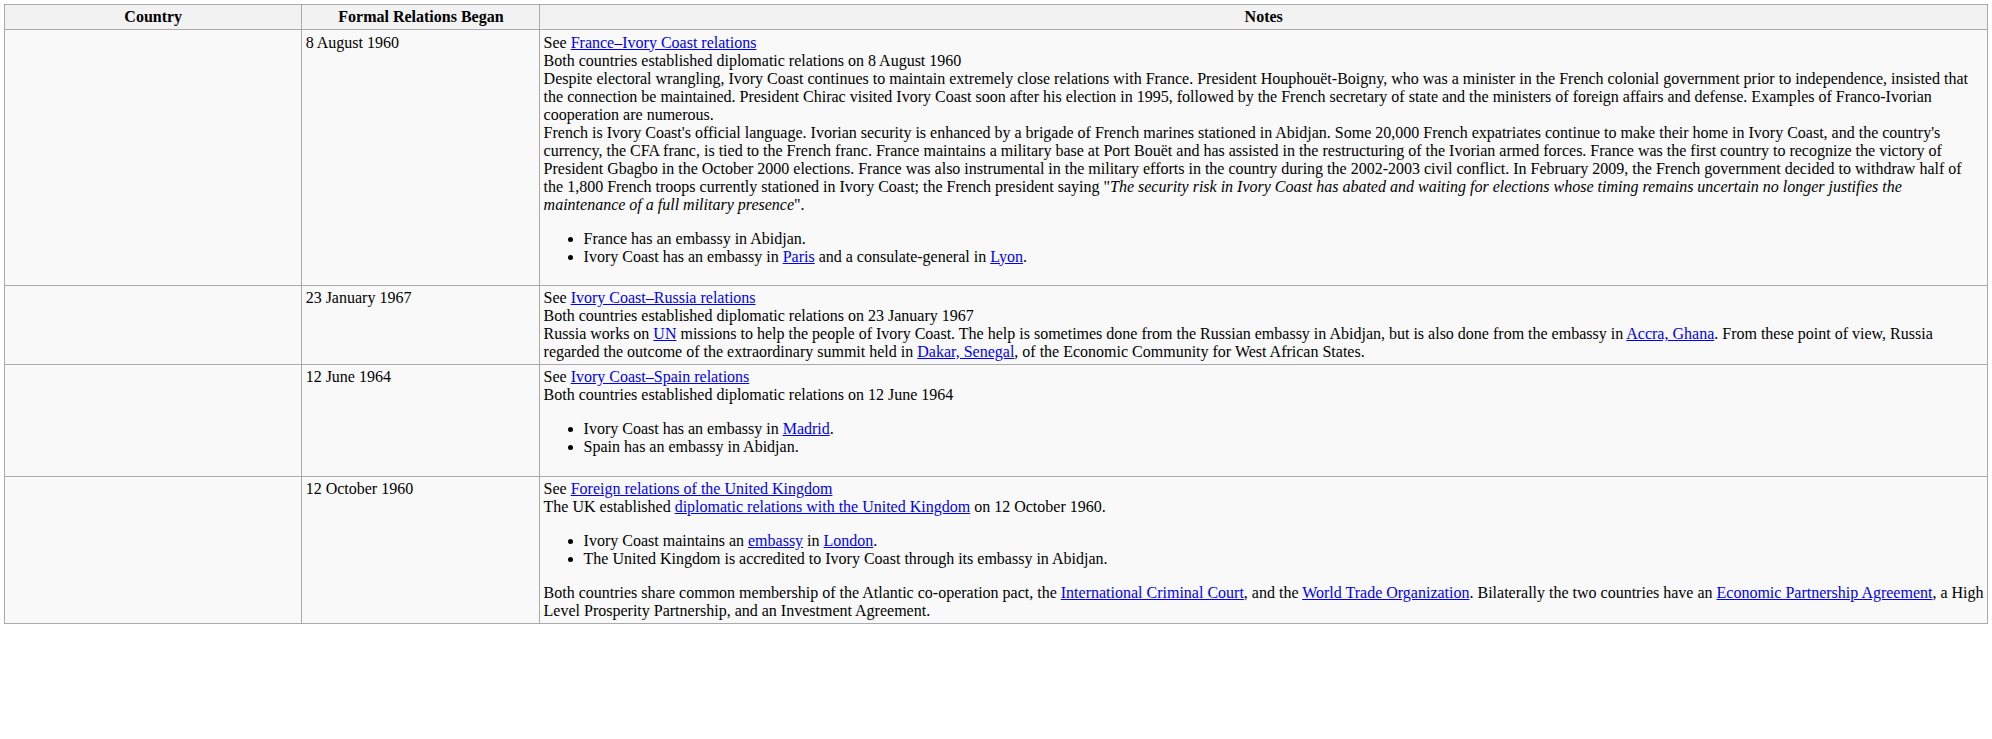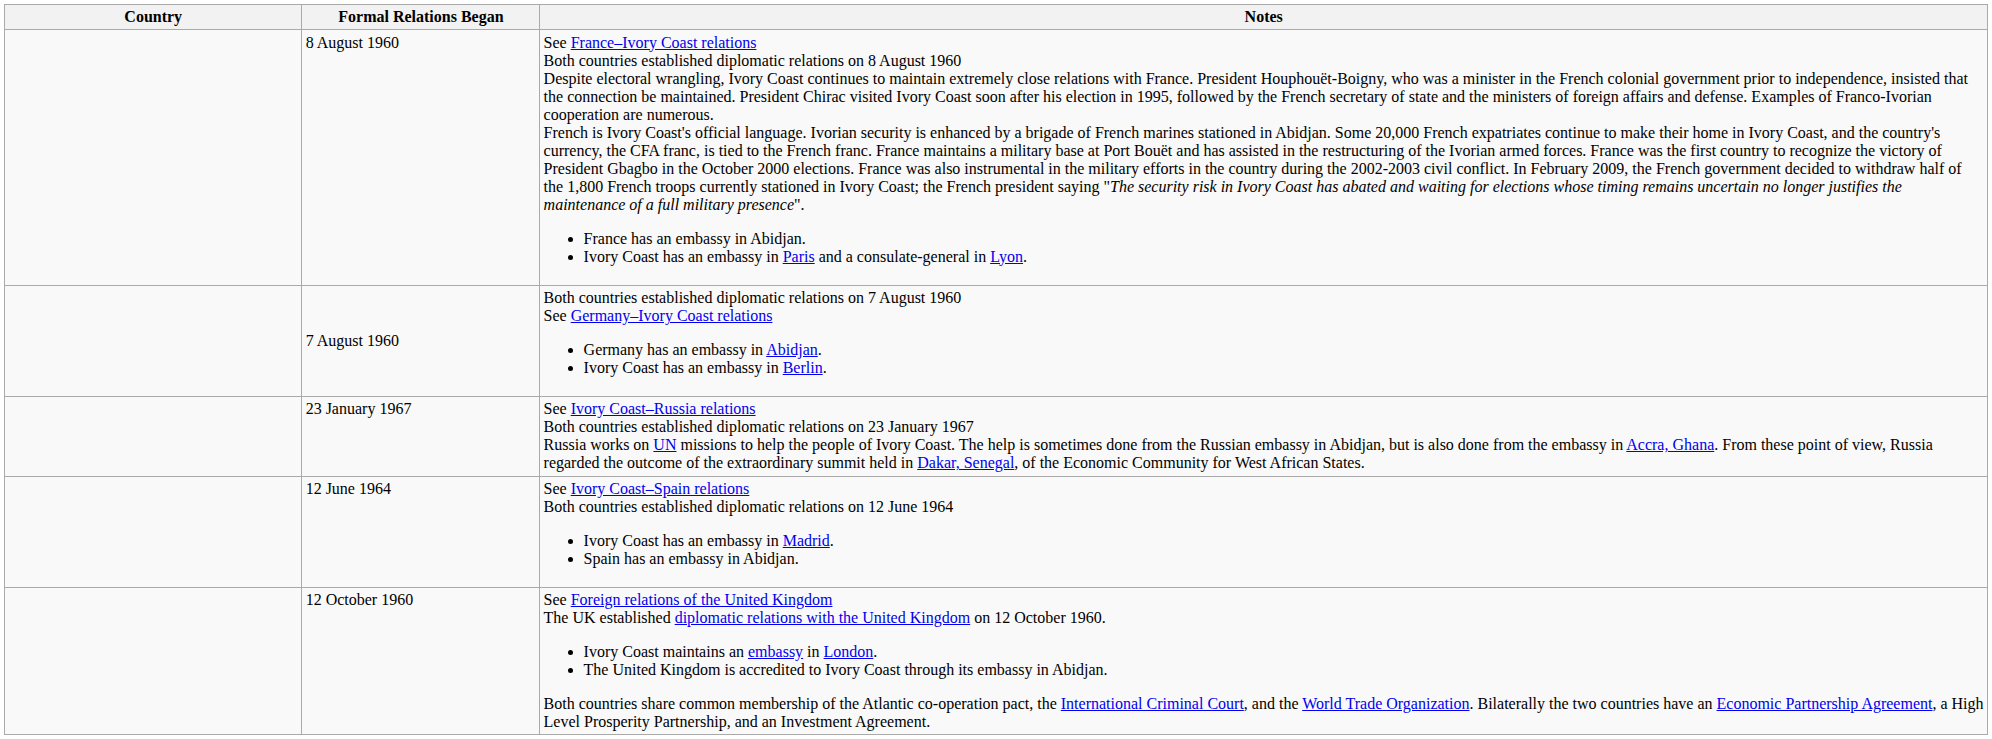+ row: (352, 340)
